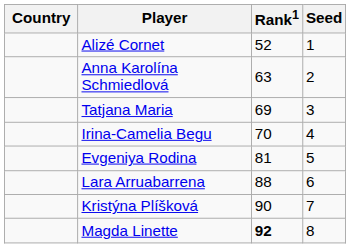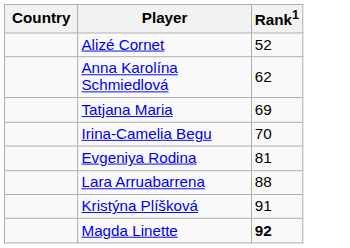- column: (324, 18)
(263, 77) 63 -> (263, 77) 62
(263, 206) 90 -> (263, 206) 91
